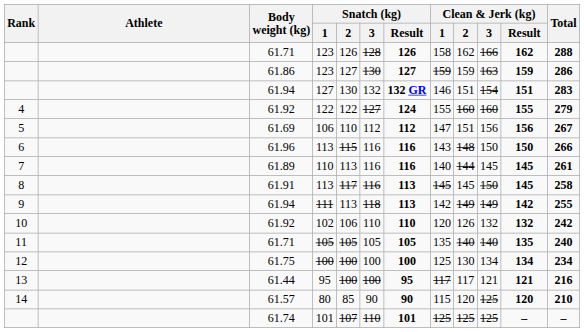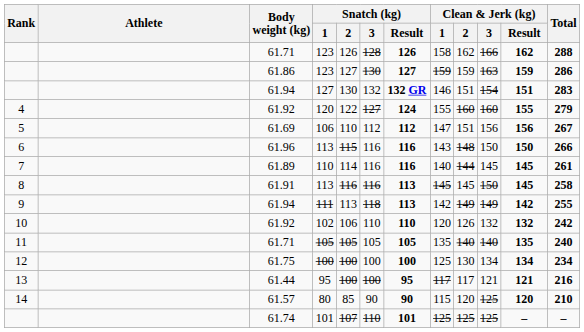(325, 109) 122 -> (325, 109) 120
(348, 166) 113 -> (348, 166) 114
(348, 185) 117 -> (348, 185) 116
